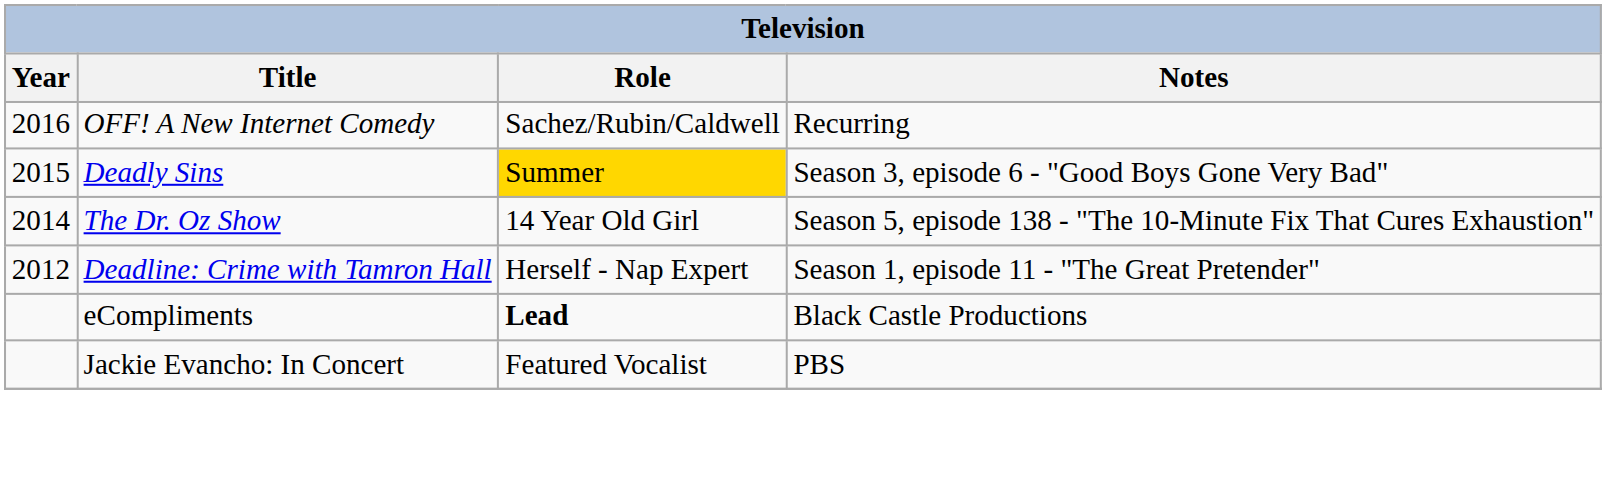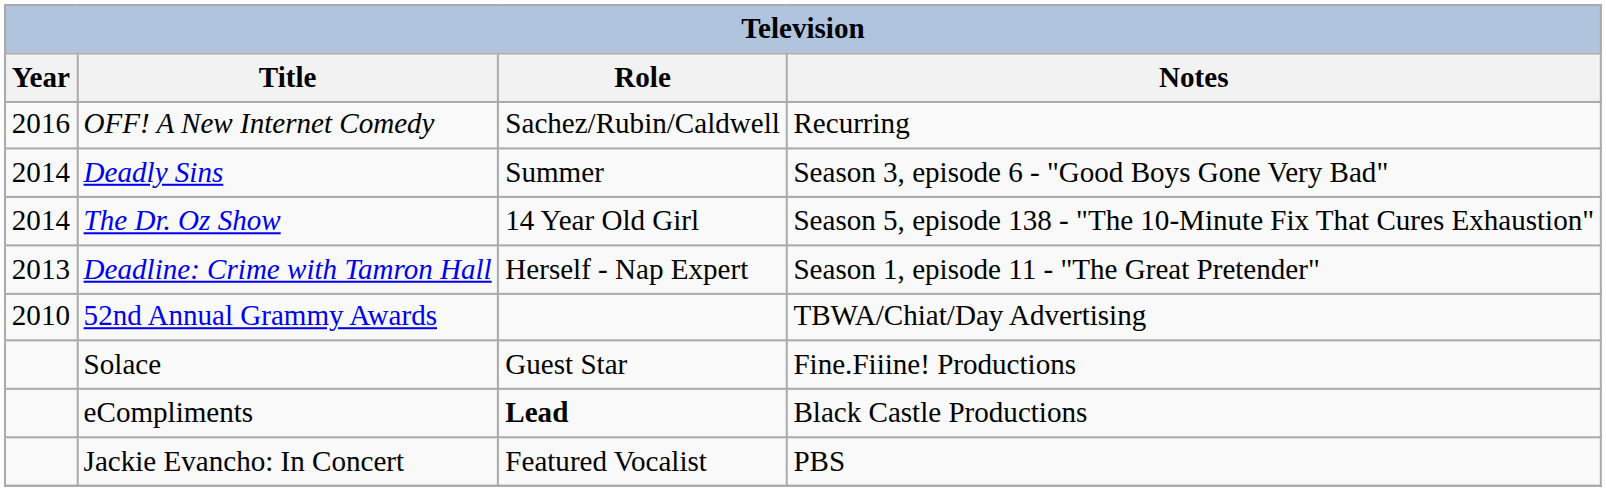(41, 172) 2015 -> (41, 172) 2014
(555, 172) gold background -> (555, 172) no background
(41, 268) 2012 -> (41, 268) 2013
+ row: (260, 316)
+ row: (122, 364)
